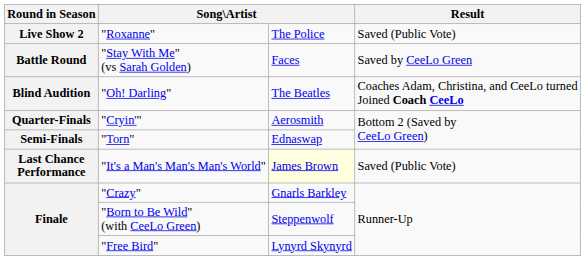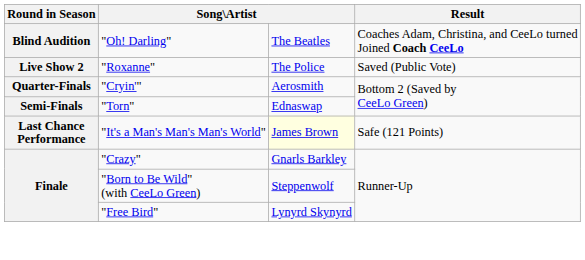rows swapped: (136, 93) <-> (128, 33)
- row: (146, 60)
(407, 166) Saved (Public Vote) -> (400, 132) Safe (121 Points)
